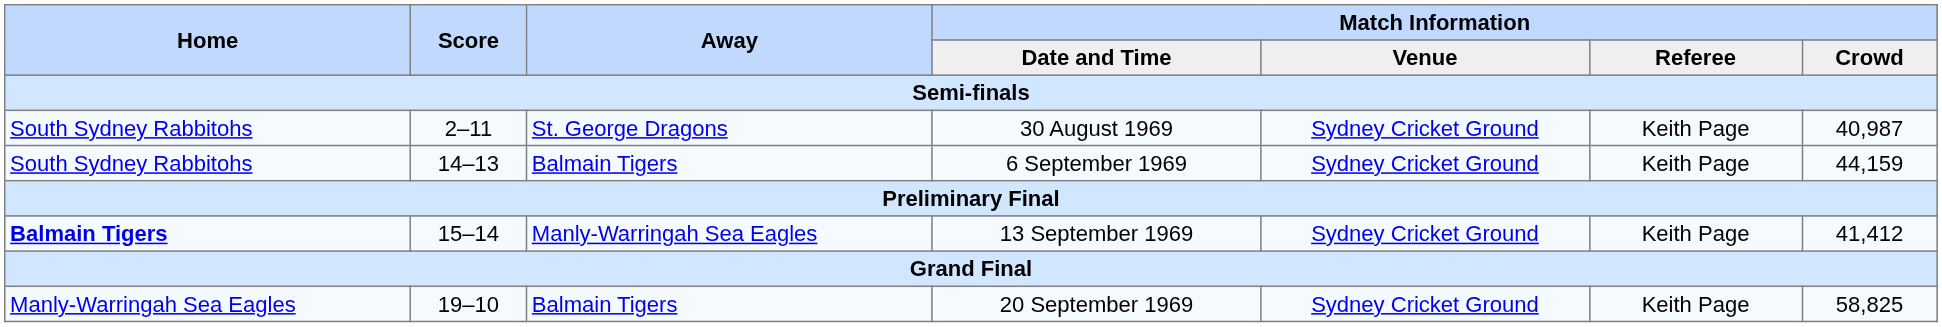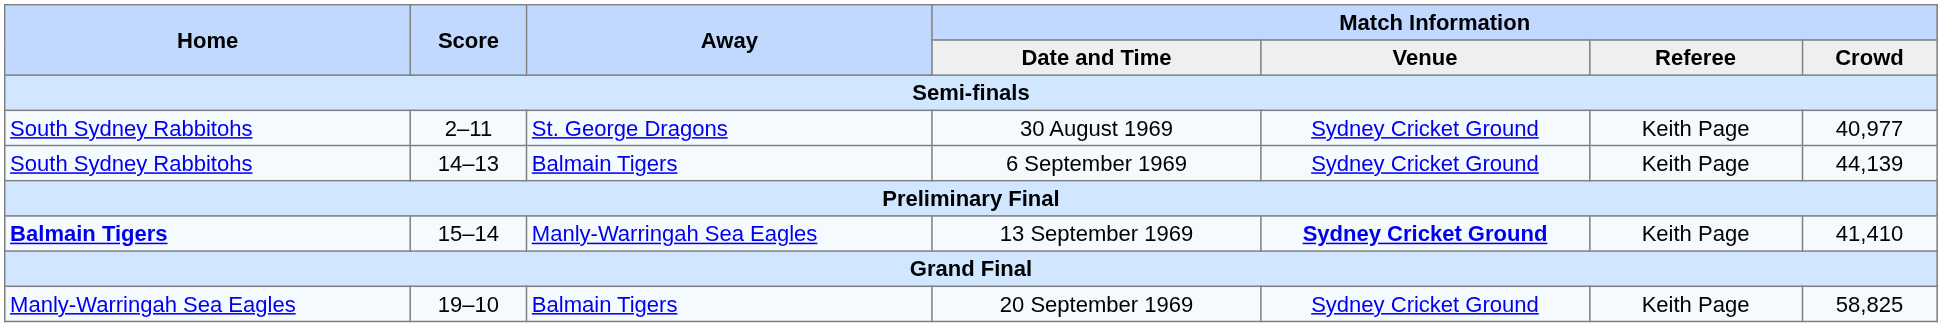(1869, 128) 40,987 -> (1869, 128) 40,977
(1869, 163) 44,159 -> (1869, 163) 44,139
(1425, 233) normal -> (1425, 233) bold
(1869, 233) 41,412 -> (1869, 233) 41,410
